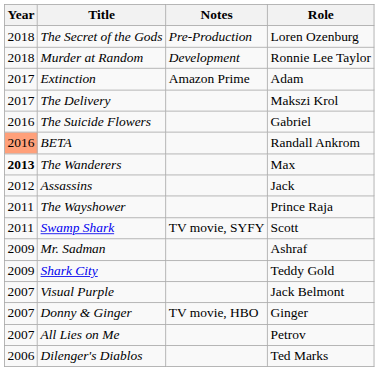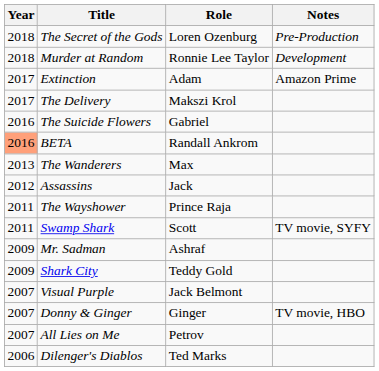columns swapped: (321, 15) <-> (217, 15)
(21, 164) bold -> (21, 164) normal
